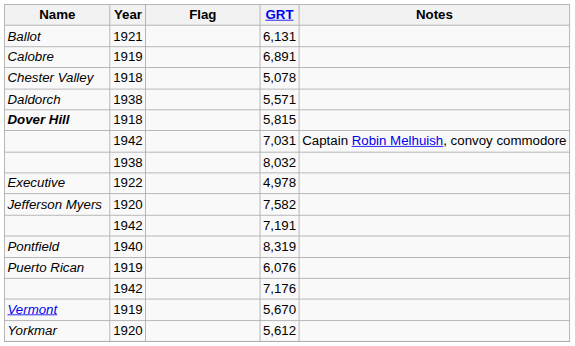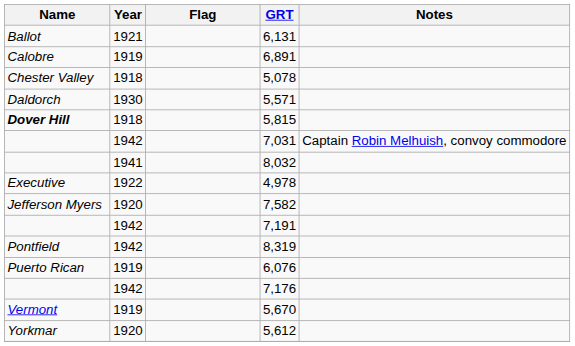(128, 99) 1938 -> (128, 99) 1930
(128, 162) 1938 -> (128, 162) 1941
(128, 246) 1940 -> (128, 246) 1942
